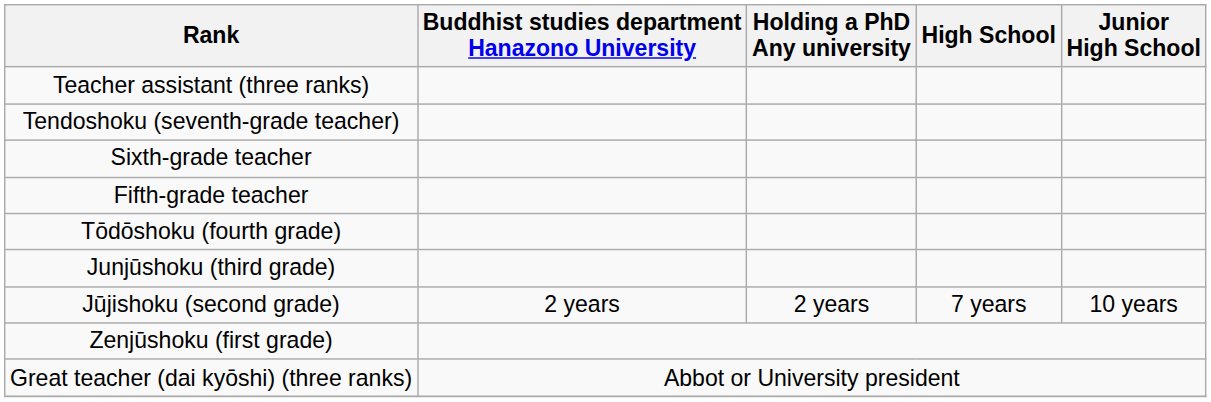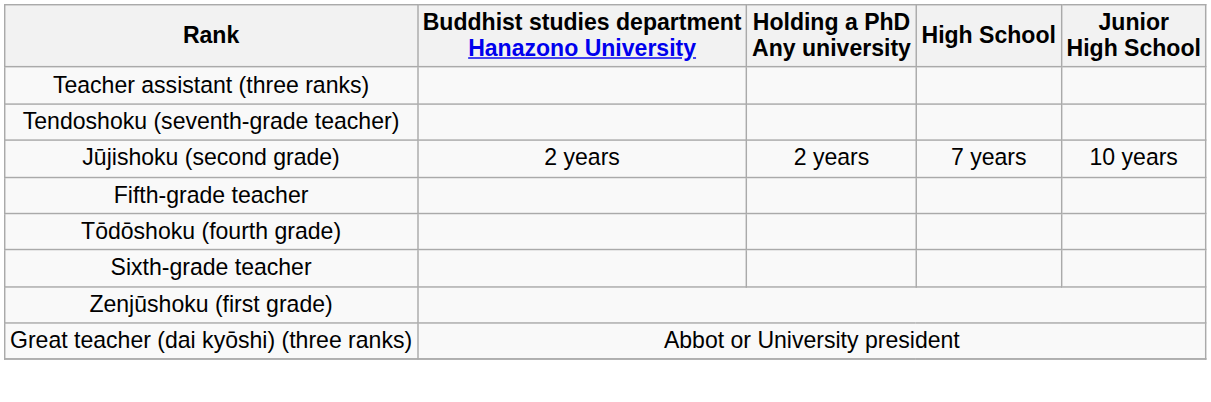rows swapped: (211, 158) <-> (211, 304)
- row: (211, 267)
